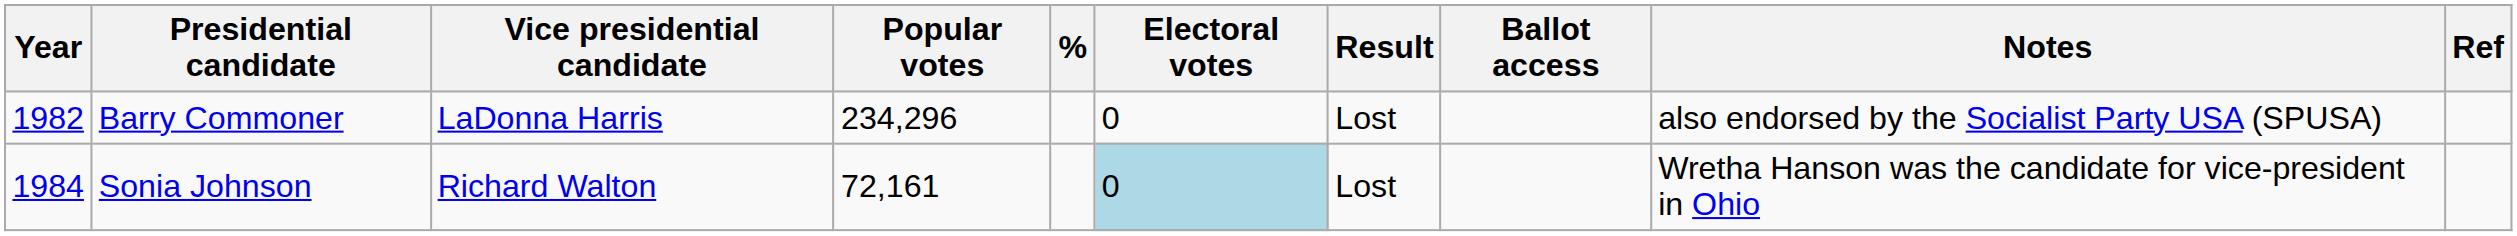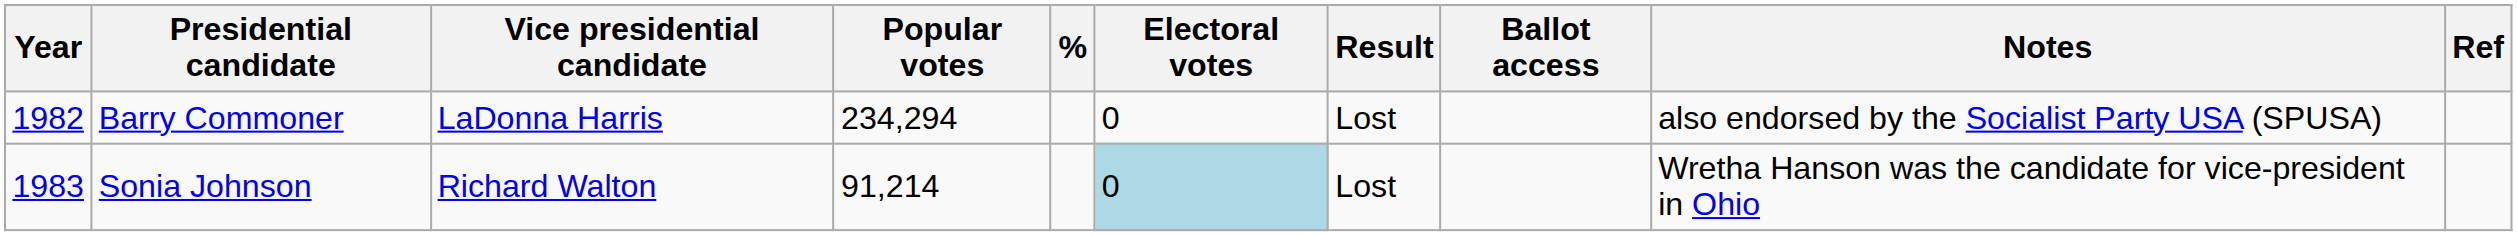(899, 117) 234,296 -> (899, 117) 234,294
(48, 186) 1984 -> (48, 186) 1983
(890, 186) 72,161 -> (890, 186) 91,214
